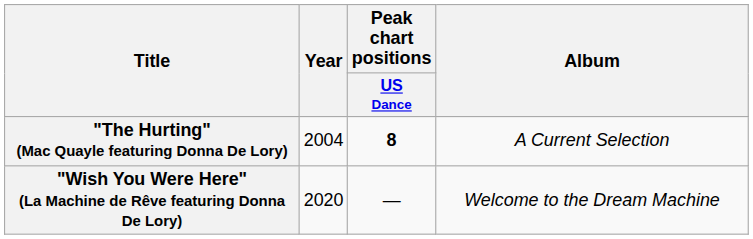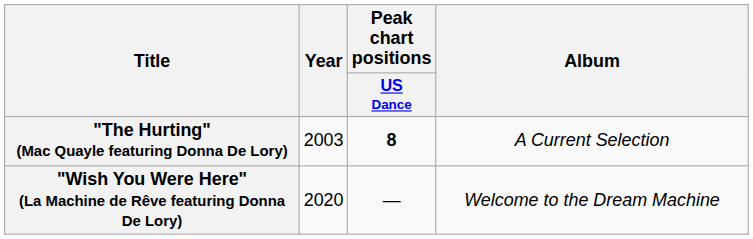(324, 140) 2004 -> (324, 140) 2003
